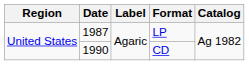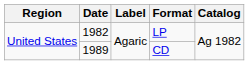(96, 32) 1987 -> (96, 32) 1982
(96, 50) 1990 -> (96, 50) 1989
